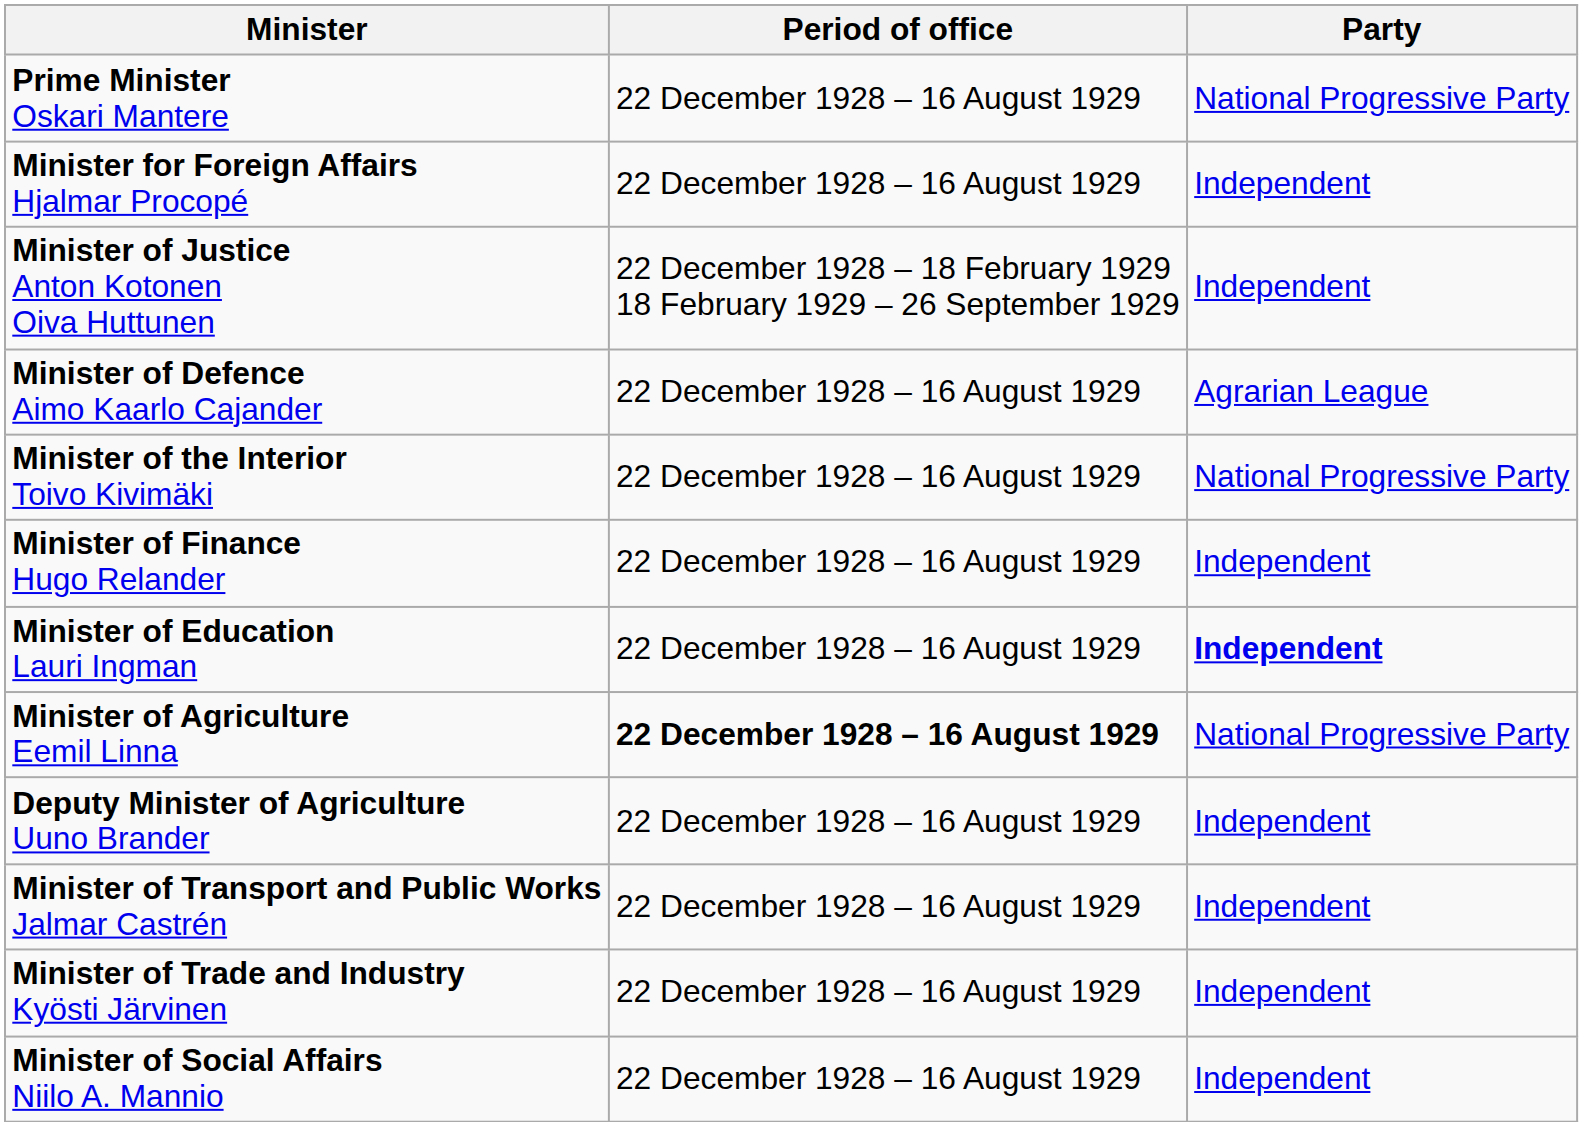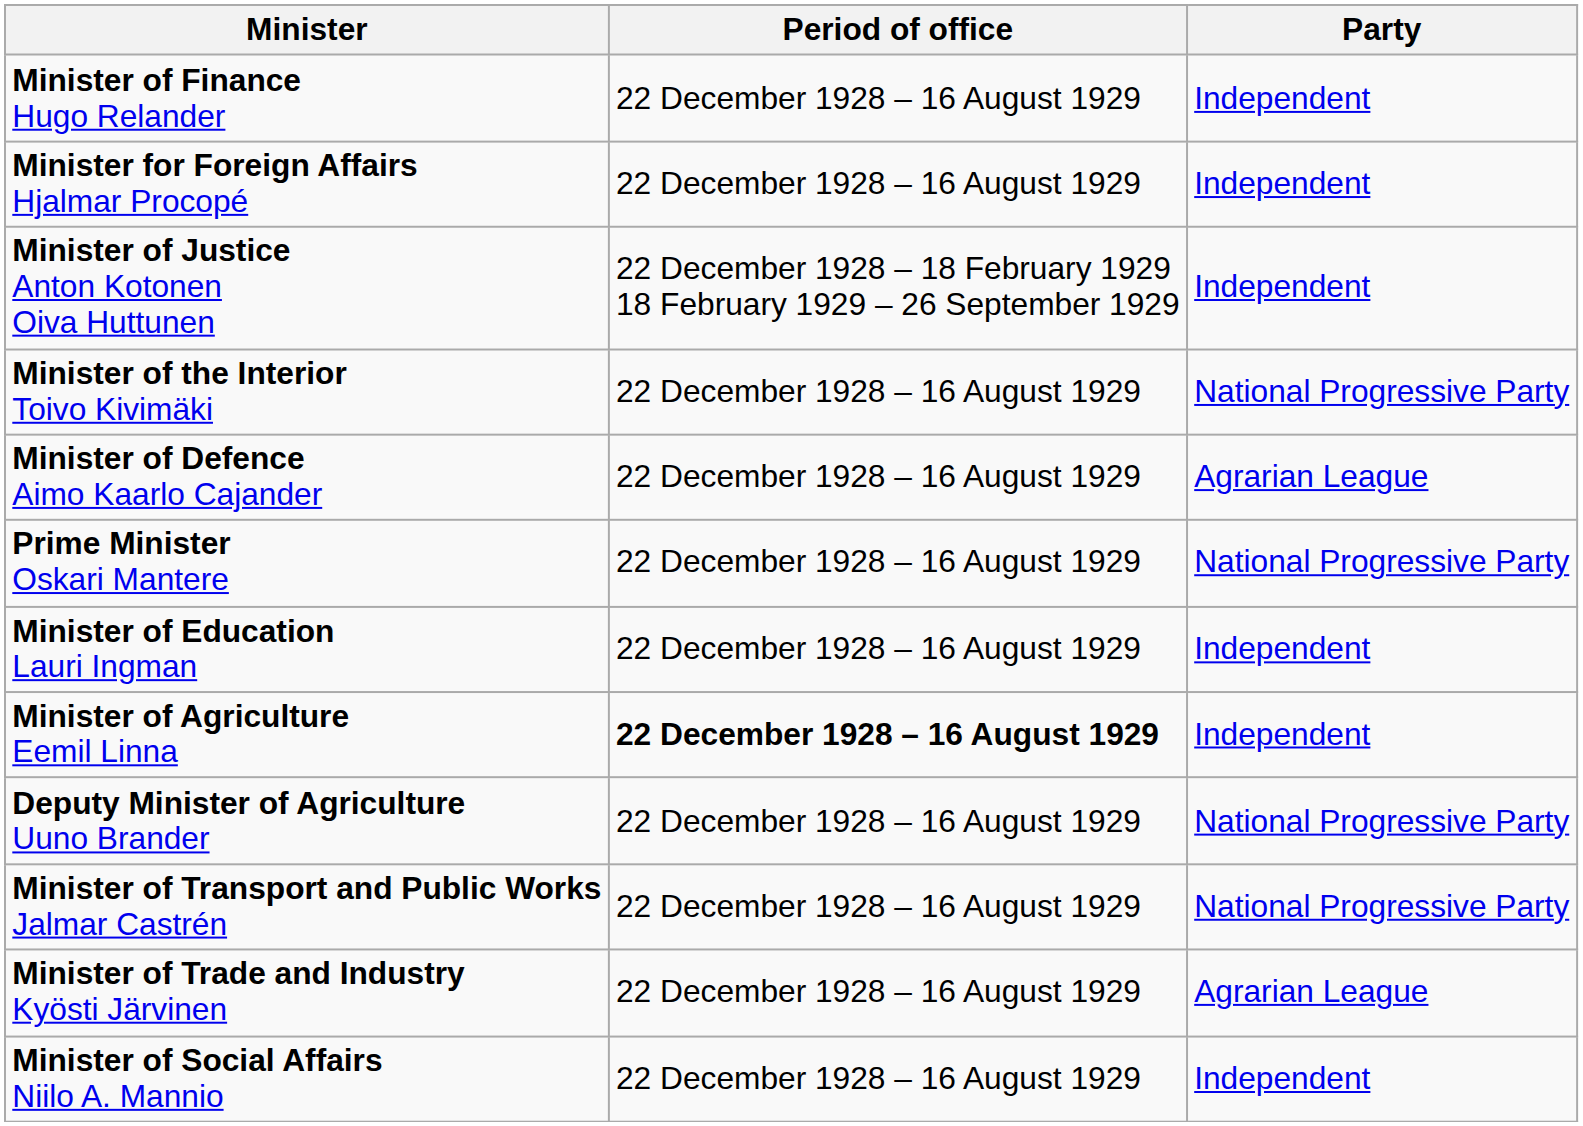rows swapped: (121, 97) <-> (157, 562)
rows swapped: (167, 390) <-> (180, 476)
(1288, 648) bold -> (1282, 648) normal
(1382, 734) National Progressive Party -> (1282, 734) Independent
(1282, 820) Independent -> (1382, 820) National Progressive Party
(1282, 906) Independent -> (1382, 906) National Progressive Party
(1282, 992) Independent -> (1311, 992) Agrarian League
